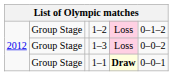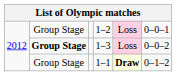(153, 29) 0–1–2 -> (157, 29) 0–0–1
(57, 46) normal -> (59, 46) bold
(153, 63) 0–0–1 -> (157, 63) 0–1–2
